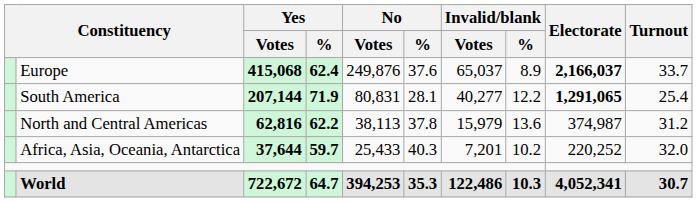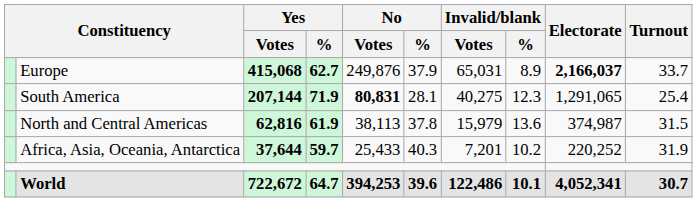(324, 70) 62.4 -> (324, 70) 62.7
(423, 70) 37.6 -> (423, 70) 37.9
(479, 70) 65,037 -> (479, 70) 65,031
(378, 96) normal -> (378, 96) bold
(479, 96) 40,277 -> (479, 96) 40,275
(526, 96) 12.2 -> (526, 96) 12.3
(588, 96) bold -> (588, 96) normal
(324, 123) 62.2 -> (324, 123) 61.9
(673, 123) 31.2 -> (673, 123) 31.5
(673, 149) 32.0 -> (673, 149) 31.9
(423, 183) 35.3 -> (423, 183) 39.6
(526, 183) 10.3 -> (526, 183) 10.1
